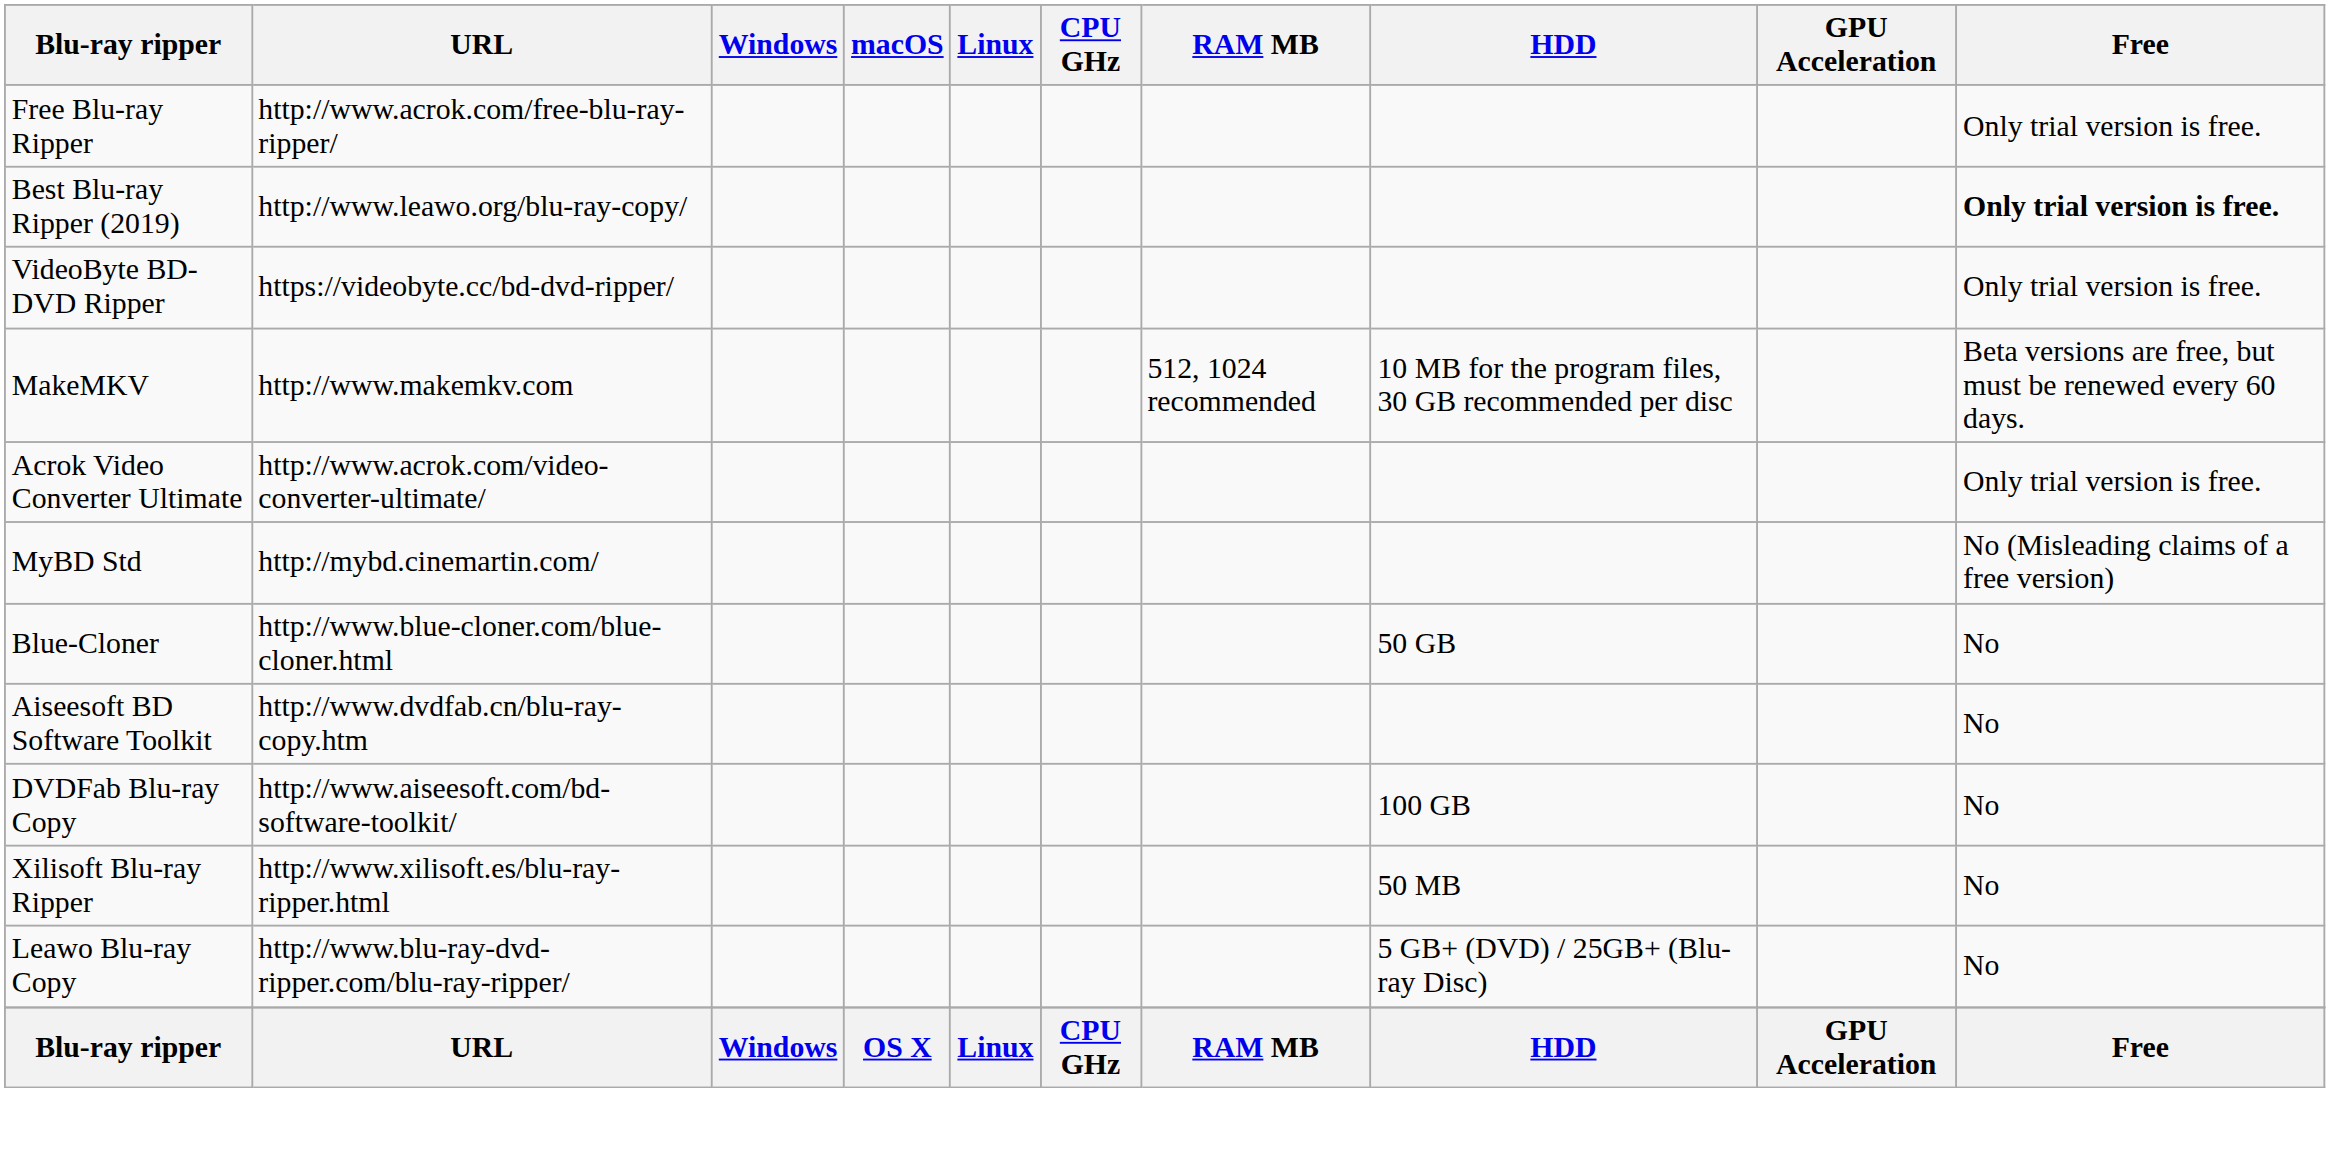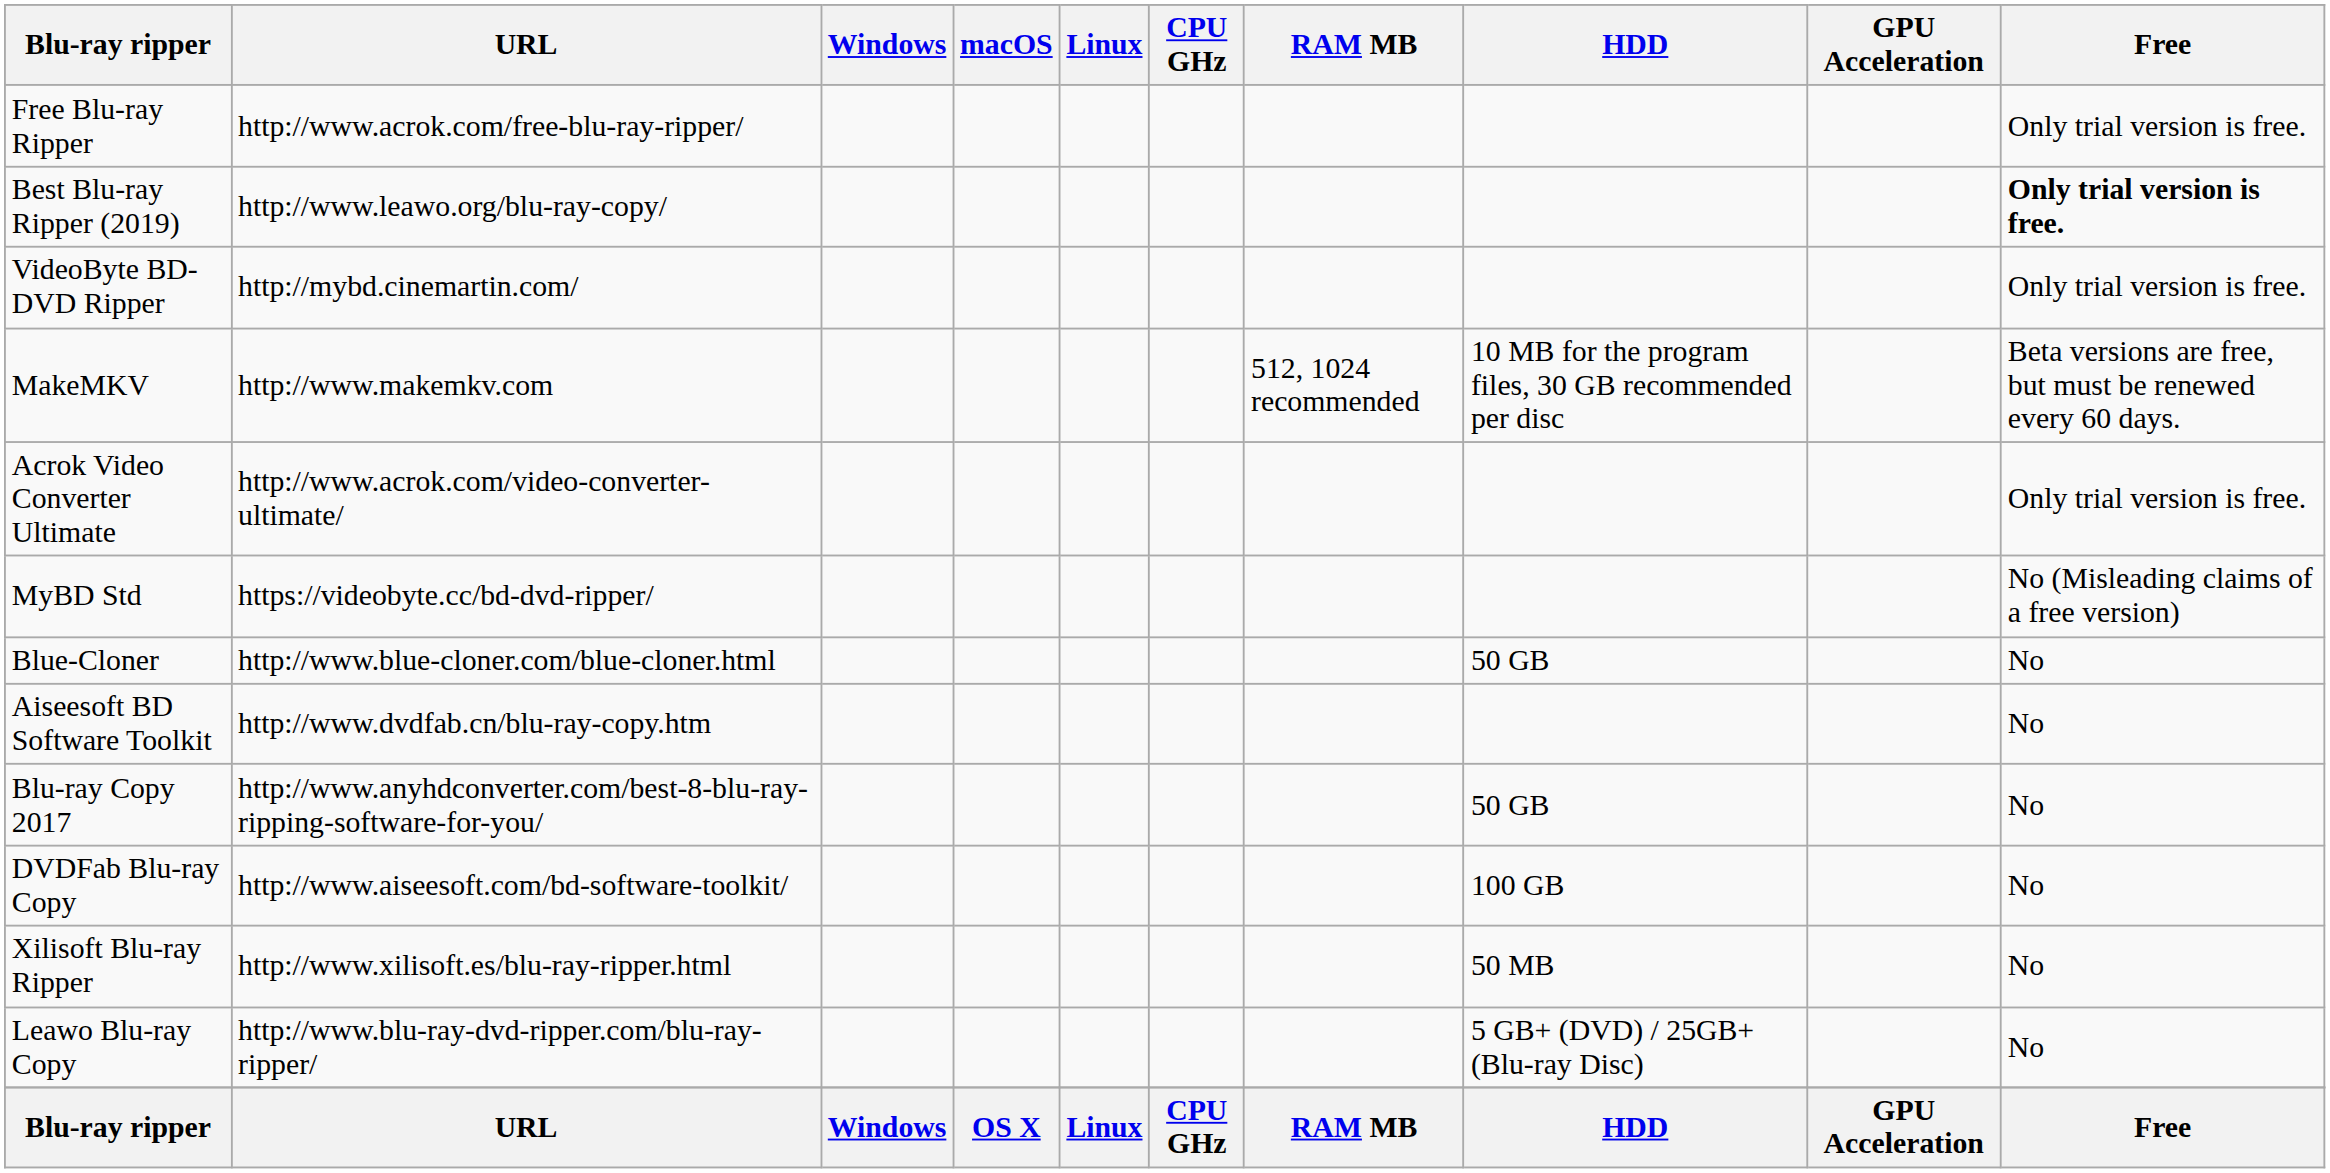(466, 286) https://videobyte.cc/bd-dvd-ripper/ -> (408, 286) http://mybd.cinemartin.com/
(429, 562) http://mybd.cinemartin.com/ -> (446, 595) https://videobyte.cc/bd-dvd-ripper/
+ row: (93, 804)
